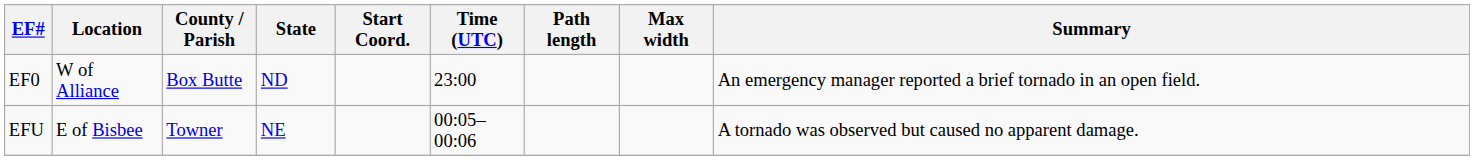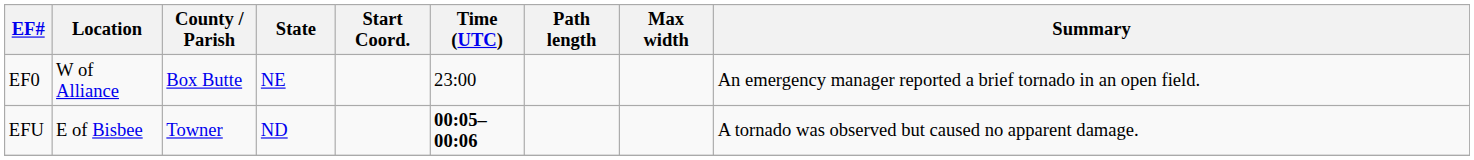(274, 79) ND -> (273, 79) NE
(273, 130) NE -> (274, 130) ND
(460, 130) normal -> (460, 130) bold
